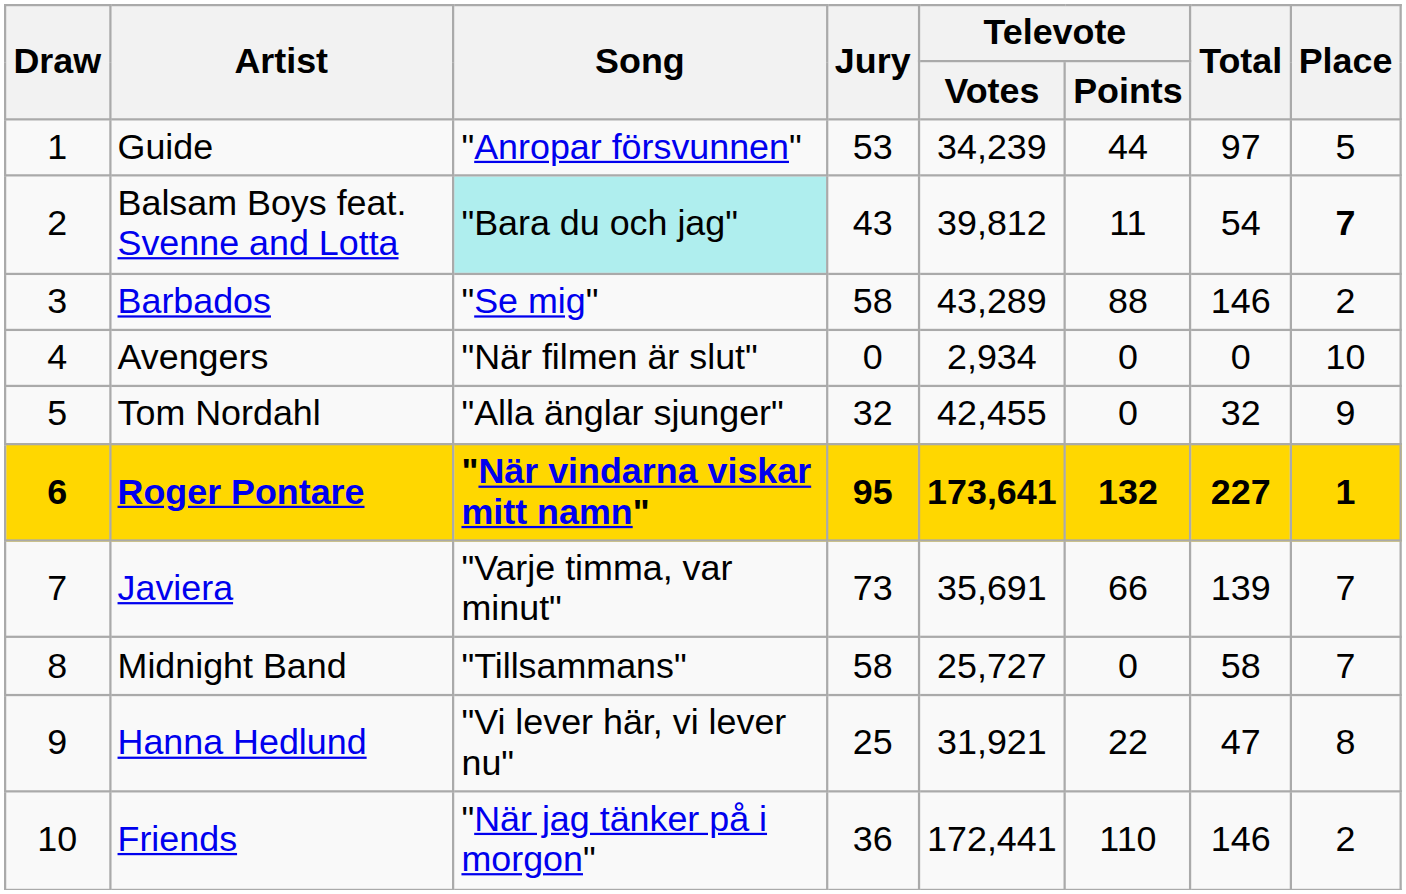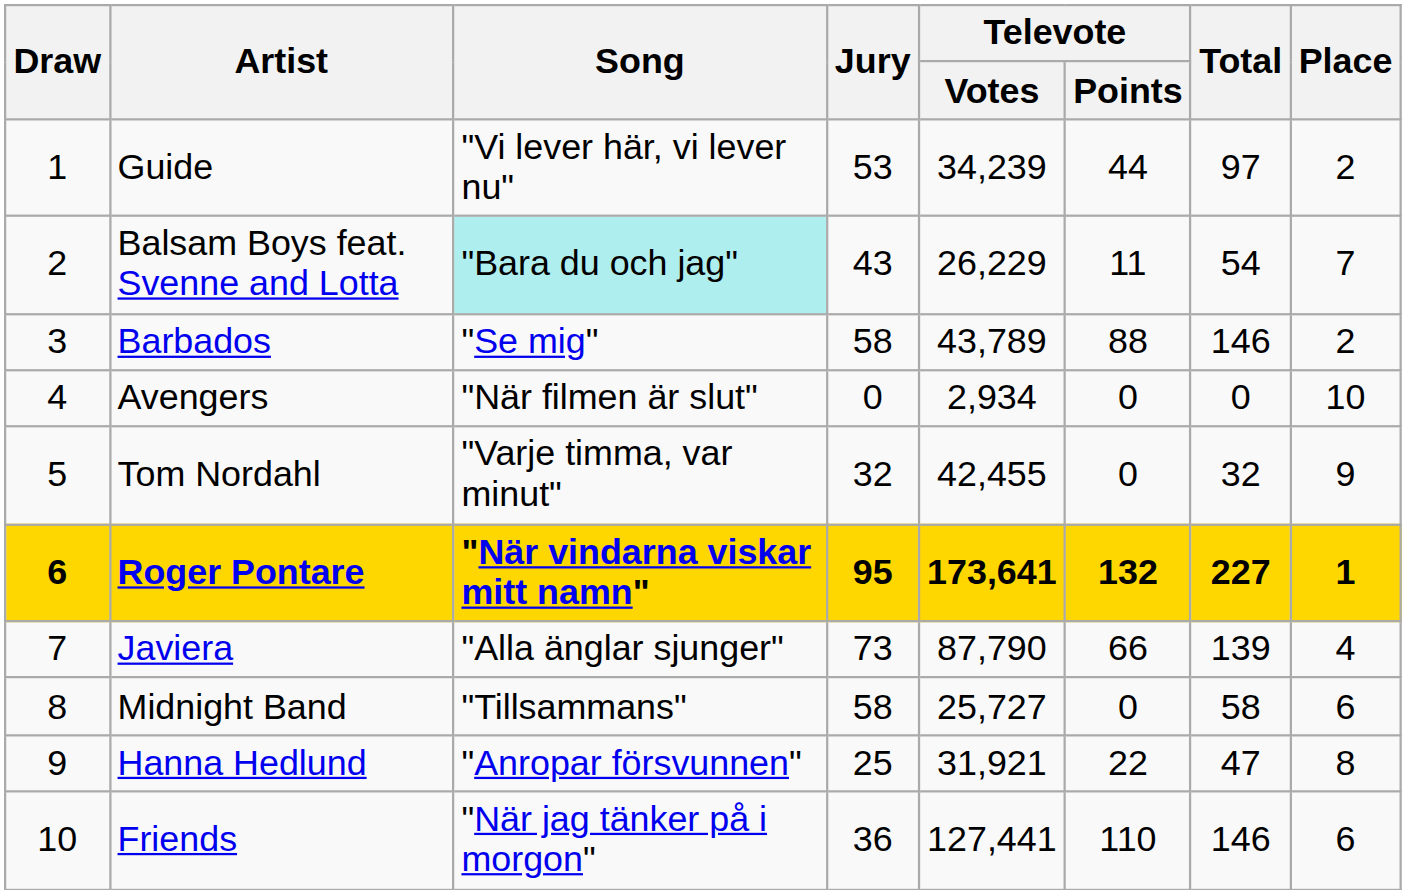(632, 146) "Anropar försvunnen" -> (624, 166) "Vi lever här, vi lever nu"
(1346, 146) 5 -> (1346, 166) 2
(992, 223) 39,812 -> (992, 263) 26,229
(1346, 223) bold -> (1346, 263) normal
(992, 300) 43,289 -> (992, 340) 43,789
(623, 414) "Alla änglar sjunger" -> (597, 474) "Varje timma, var minut"
(597, 588) "Varje timma, var minut" -> (623, 648) "Alla änglar sjunger"
(992, 588) 35,691 -> (992, 648) 87,790
(1346, 588) 7 -> (1346, 648) 4
(1346, 665) 7 -> (1346, 705) 6
(624, 742) "Vi lever här, vi lever nu" -> (632, 762) "Anropar försvunnen"
(992, 839) 172,441 -> (992, 839) 127,441
(1346, 839) 2 -> (1346, 839) 6
